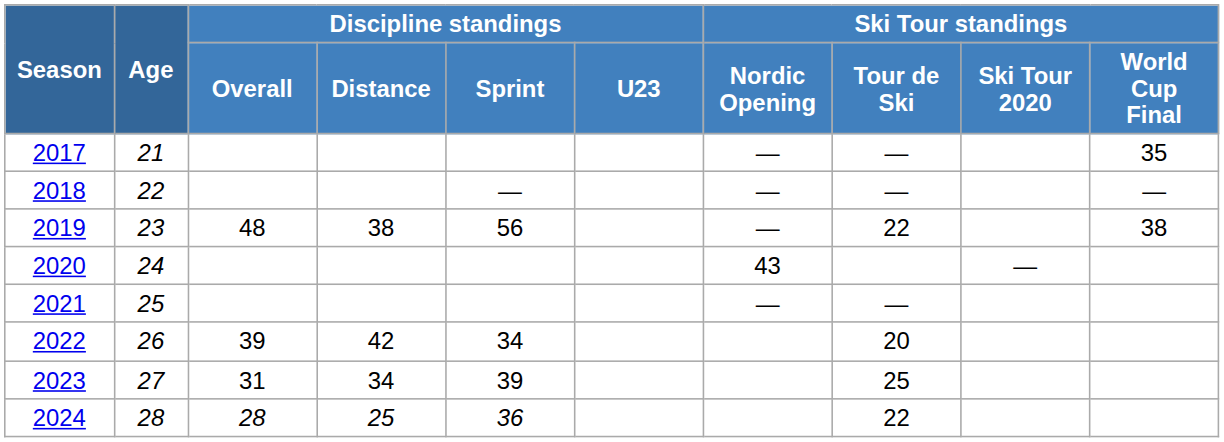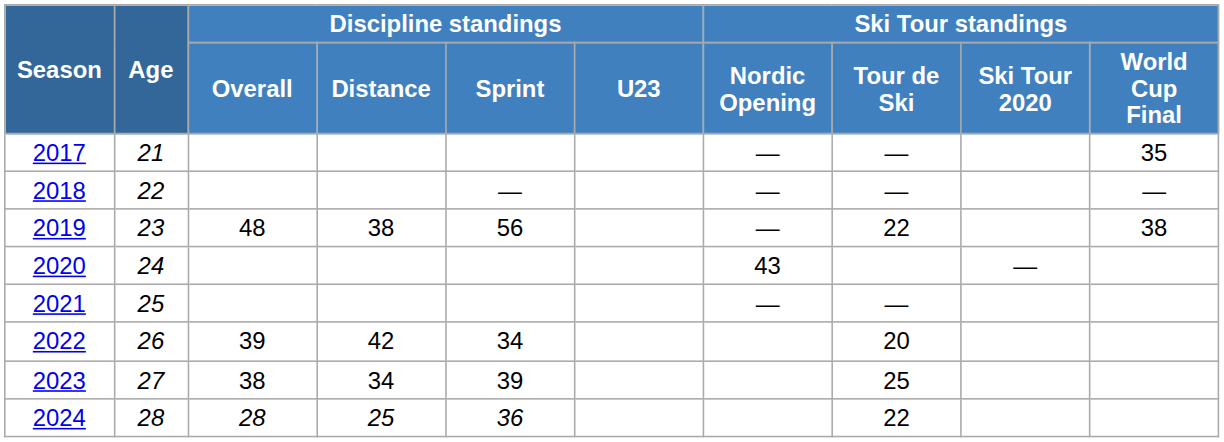(252, 379) 31 -> (252, 379) 38
